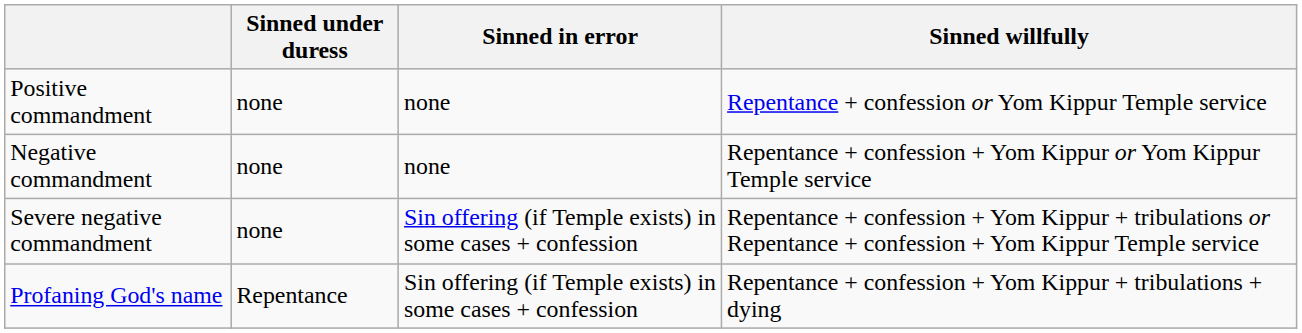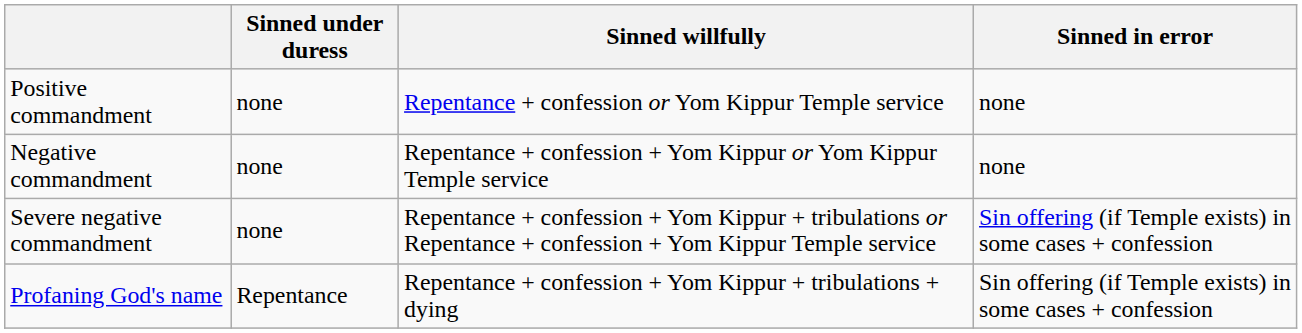columns swapped: (560, 36) <-> (1009, 36)
